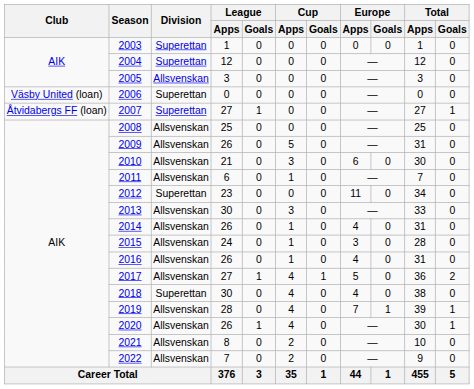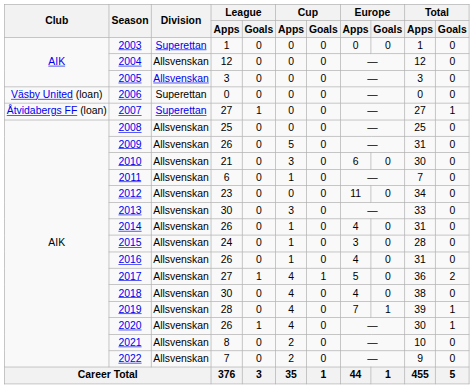(181, 62) Superettan -> (181, 62) Allsvenskan
(181, 194) Superettan -> (181, 194) Allsvenskan
(181, 293) Superettan -> (181, 293) Allsvenskan
